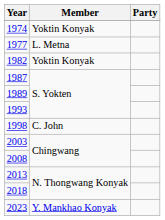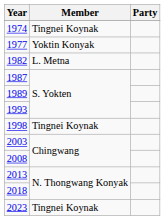(63, 28) Yoktin Konyak -> (65, 28) Tingnei Koynak
(51, 45) L. Metna -> (63, 45) Yoktin Konyak
(63, 61) Yoktin Konyak -> (51, 61) L. Metna
(48, 126) C. John -> (65, 126) Tingnei Koynak
(74, 207) Y. Mankhao Konyak -> (65, 207) Tingnei Koynak
